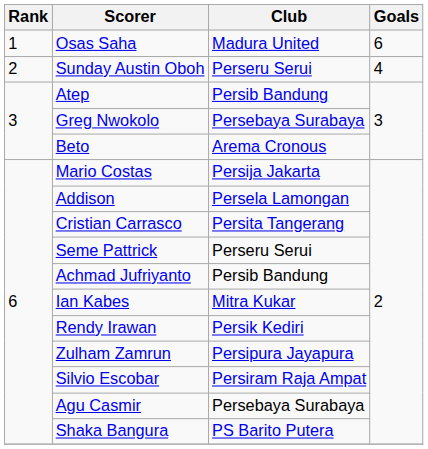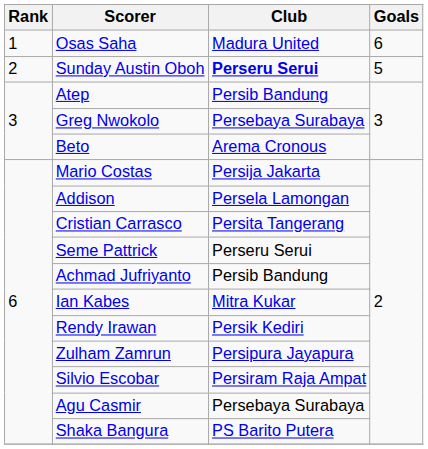(262, 69) normal -> (265, 69) bold
(378, 69) 4 -> (378, 69) 5
